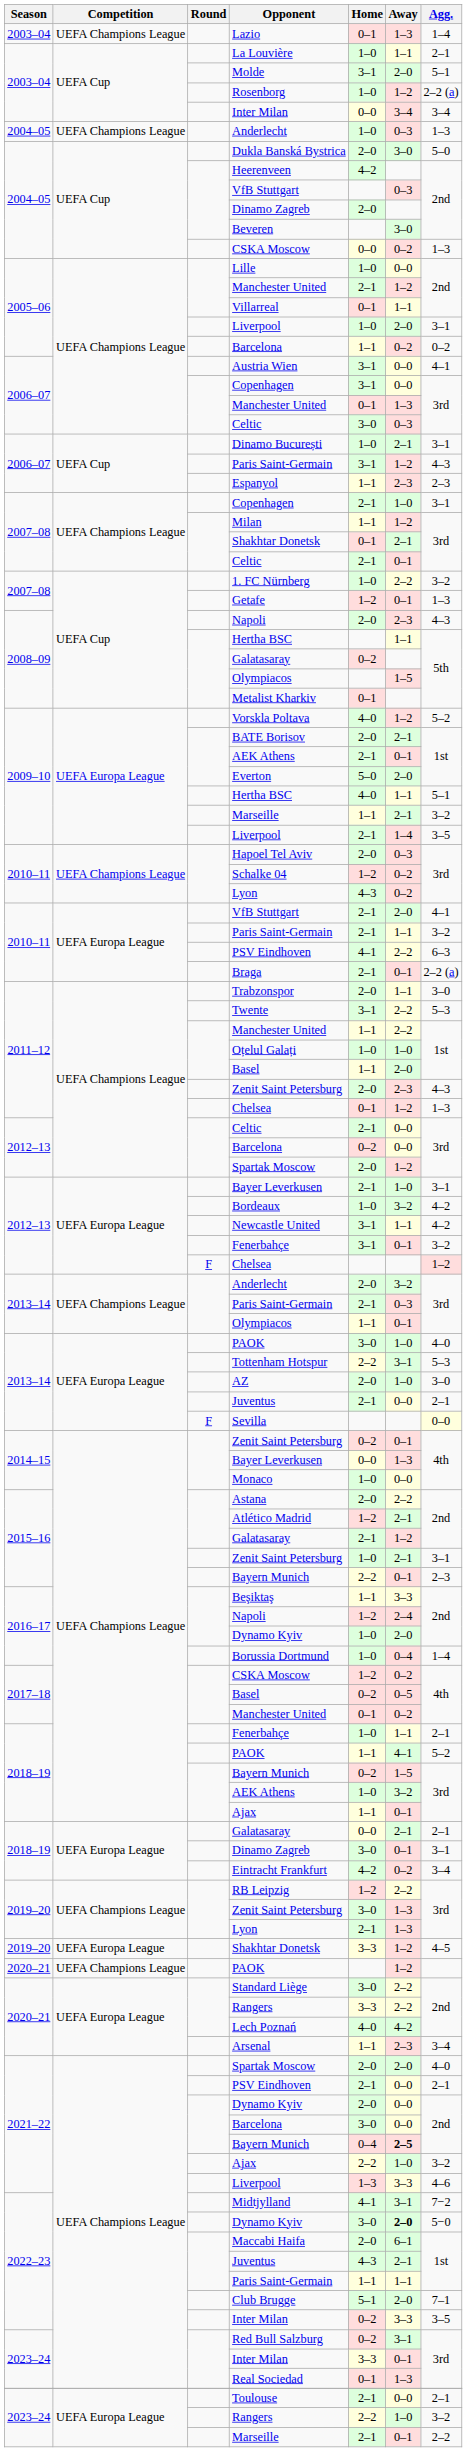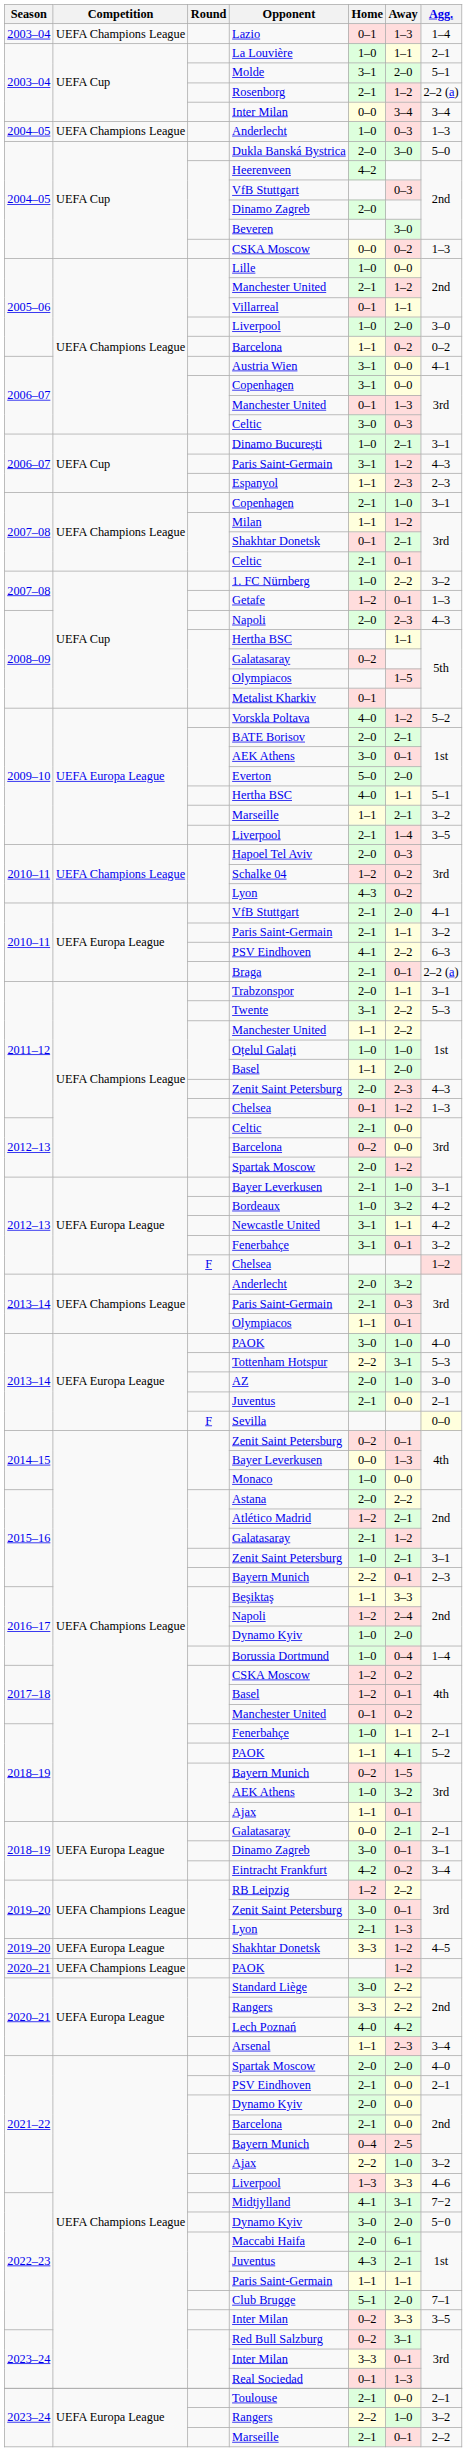(367, 92) 1–0 -> (367, 92) 2–1
(441, 326) 3–1 -> (441, 326) 3–0
(367, 756) 2–1 -> (367, 756) 3–0
(441, 991) 3–0 -> (441, 991) 3–1
(367, 1694) 0–2 -> (367, 1694) 1–2
(403, 1694) 0–5 -> (403, 1694) 0–1
(403, 1909) 1–3 -> (403, 1909) 0–1
(367, 2124) 3–0 -> (367, 2124) 2–1
(403, 2143) bold -> (403, 2143) normal
(403, 2222) bold -> (403, 2222) normal
